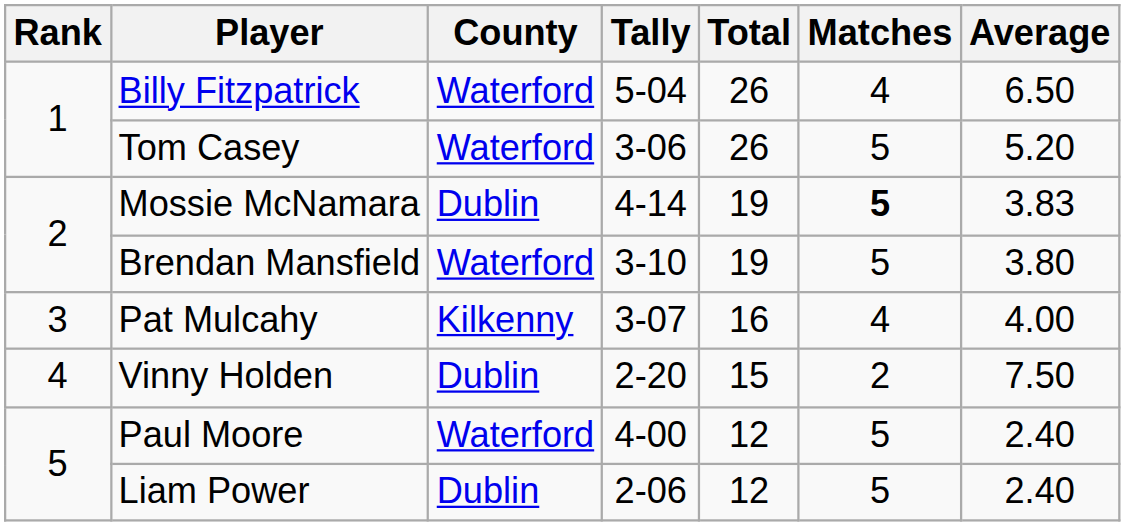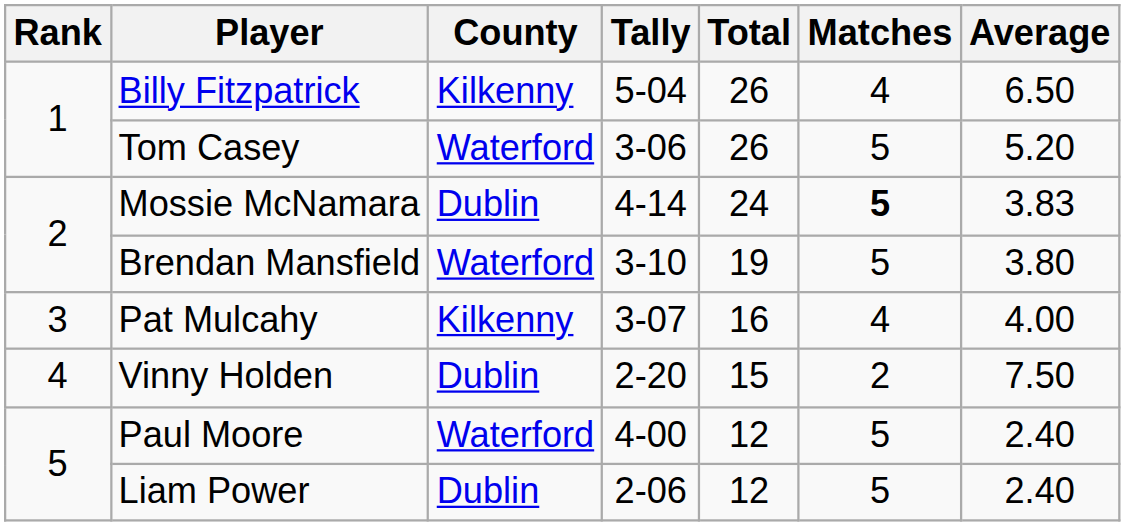(515, 90) Waterford -> (505, 90) Kilkenny
(749, 205) 19 -> (749, 205) 24
